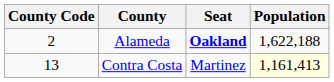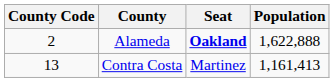(290, 41) 1,622,188 -> (290, 41) 1,622,888
(290, 65) lightyellow background -> (290, 65) no background
